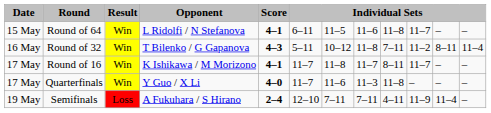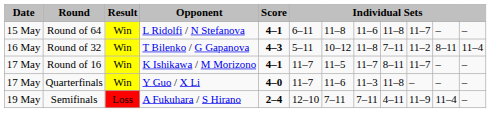(335, 30) 11–5 -> (335, 30) 11–8
(335, 64) 11–8 -> (335, 64) 11–5
